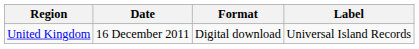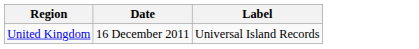- column: (238, 14)
